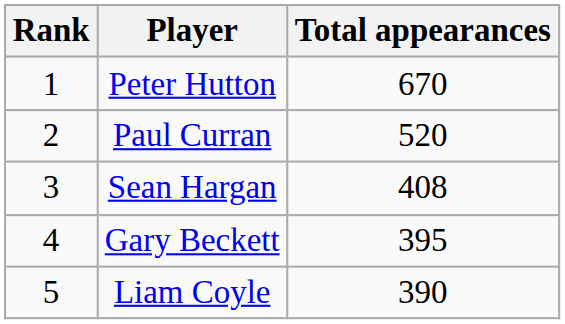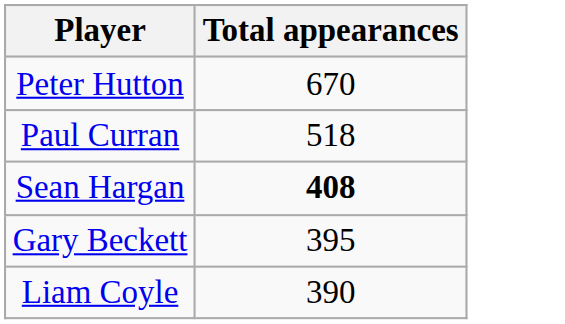- column: (51, 30)
(423, 135) 520 -> (331, 135) 518
(423, 187) normal -> (331, 187) bold
